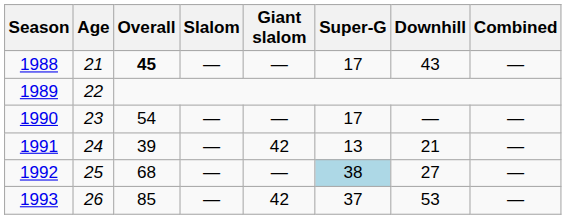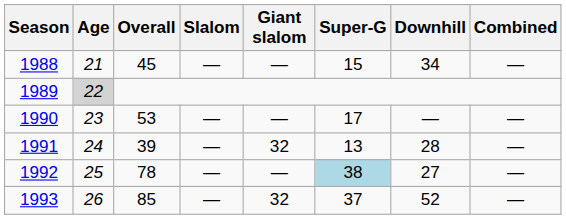(147, 64) bold -> (147, 64) normal
(353, 64) 17 -> (353, 64) 15
(430, 64) 43 -> (430, 64) 34
(93, 91) no background -> (93, 91) lightgrey background
(147, 118) 54 -> (147, 118) 53
(279, 145) 42 -> (279, 145) 32
(430, 145) 21 -> (430, 145) 28
(147, 173) 68 -> (147, 173) 78
(279, 200) 42 -> (279, 200) 32
(430, 200) 53 -> (430, 200) 52
